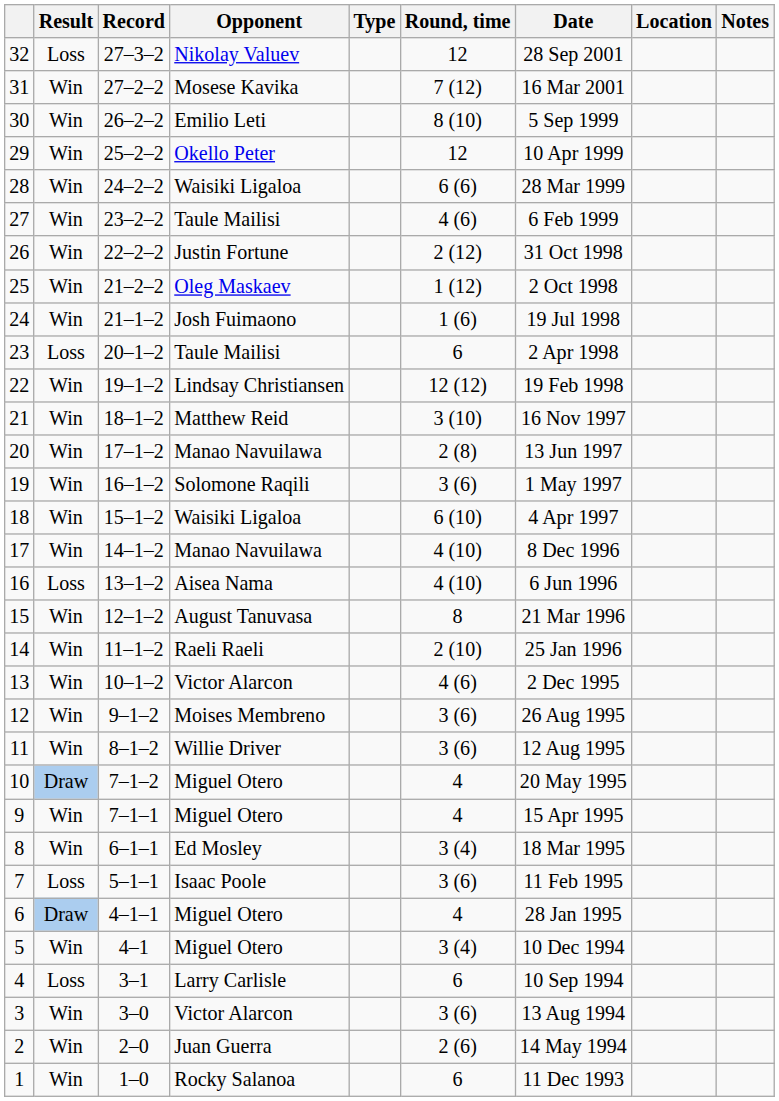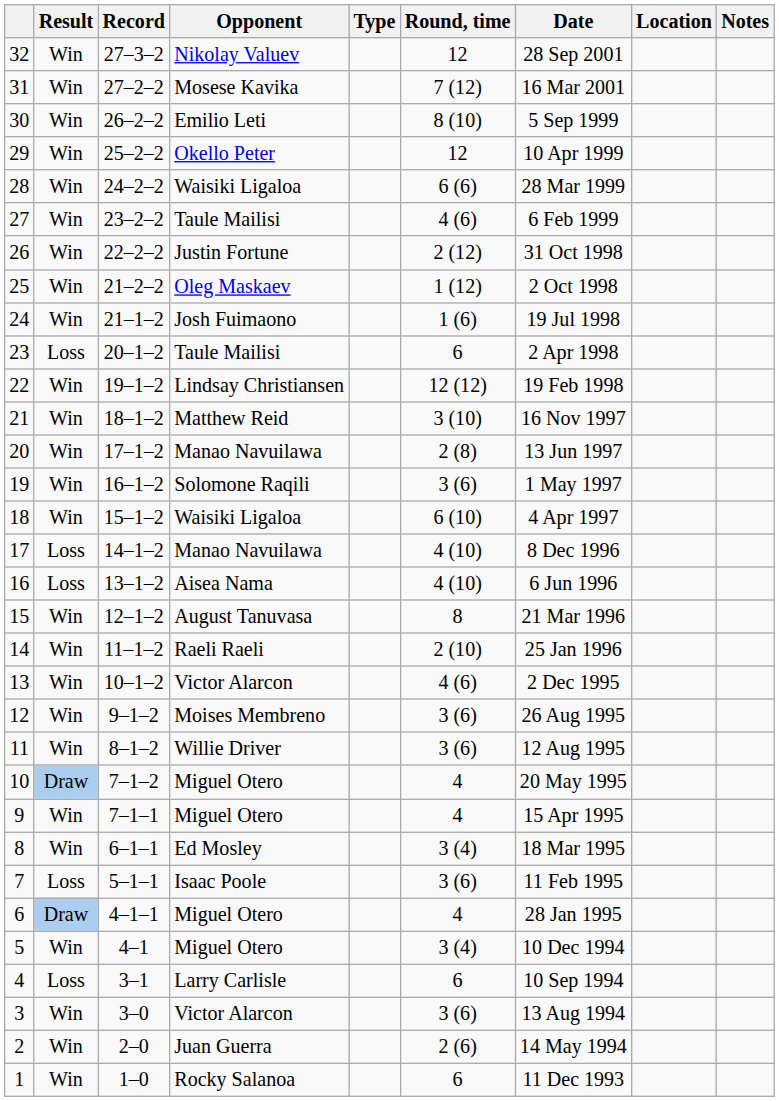(66, 54) Loss -> (66, 54) Win
(66, 550) Win -> (66, 550) Loss
